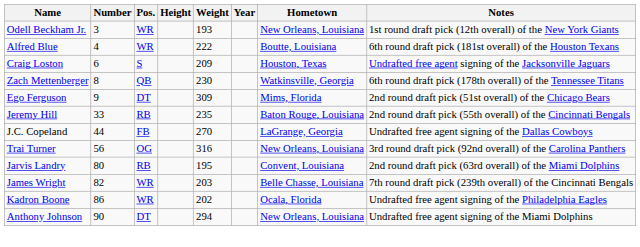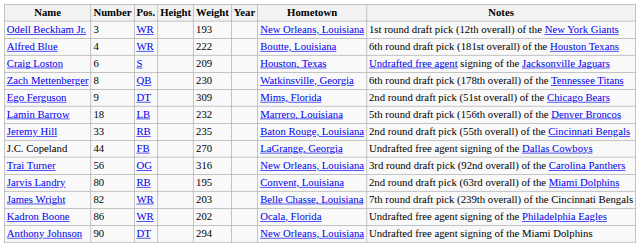+ row: (38, 115)
